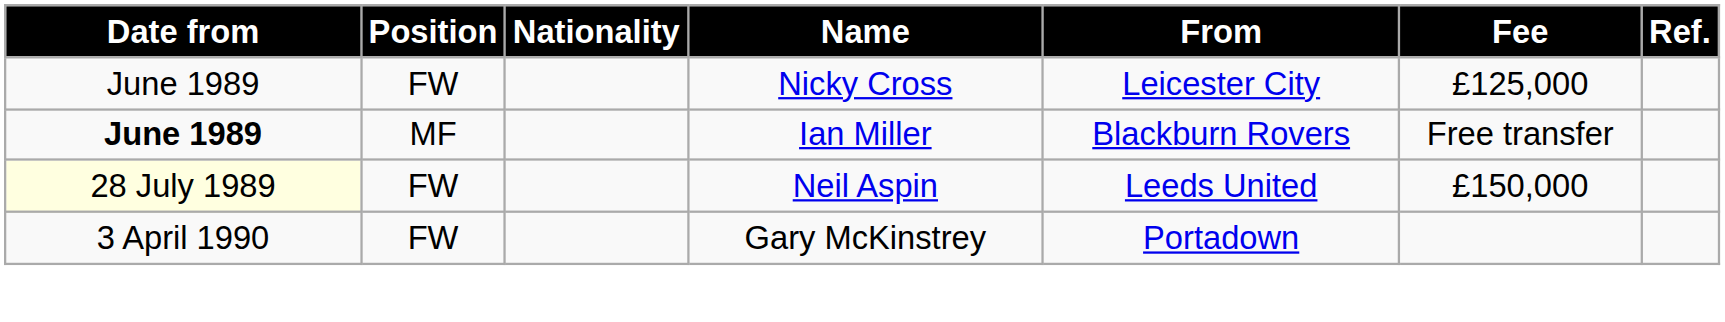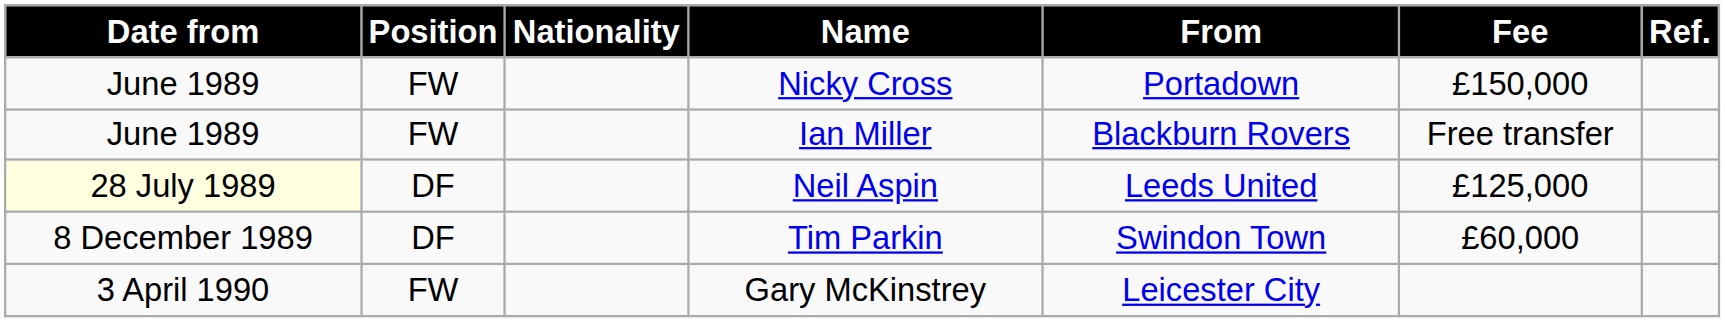(1221, 83) Leicester City -> (1221, 83) Portadown
(1520, 83) £125,000 -> (1520, 83) £150,000
(183, 135) bold -> (183, 135) normal
(433, 135) MF -> (433, 135) FW
(433, 186) FW -> (433, 186) DF
(1520, 186) £150,000 -> (1520, 186) £125,000
+ row: (865, 238)
(1221, 238) Portadown -> (1221, 290) Leicester City
